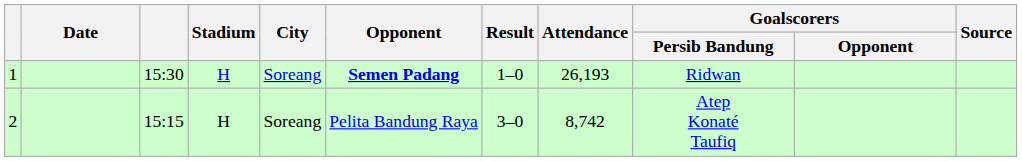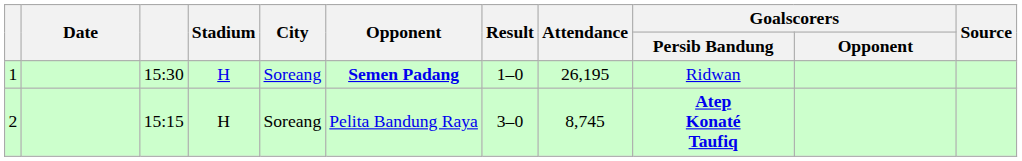(585, 74) 26,193 -> (585, 74) 26,195
(585, 121) 8,742 -> (585, 121) 8,745
(713, 121) normal -> (713, 121) bold
